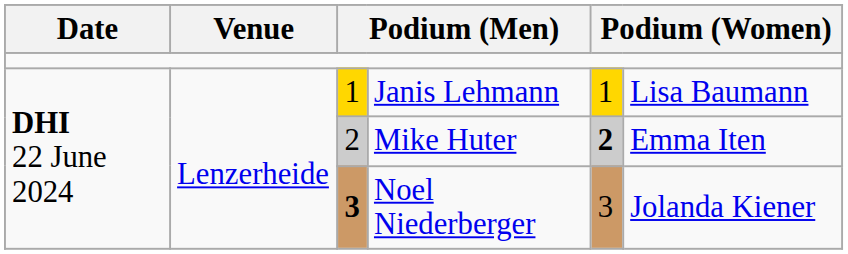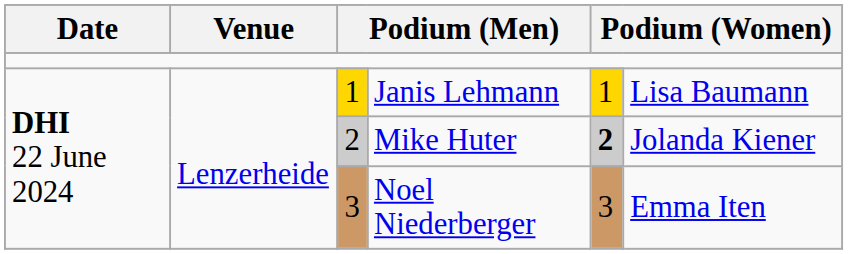(698, 140) Emma Iten -> (723, 140) Jolanda Kiener
(352, 206) bold -> (352, 206) normal
(723, 206) Jolanda Kiener -> (698, 206) Emma Iten
